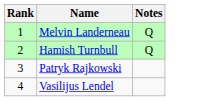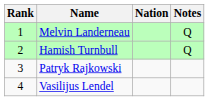+ column: (152, 13)
